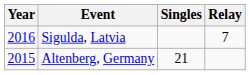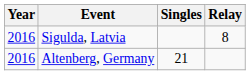(225, 37) 7 -> (225, 37) 8
(21, 59) 2015 -> (21, 59) 2016
